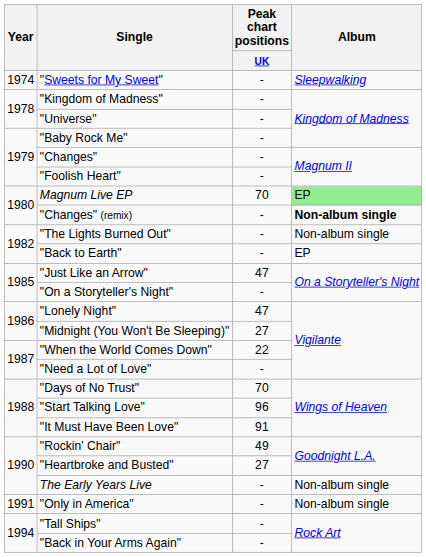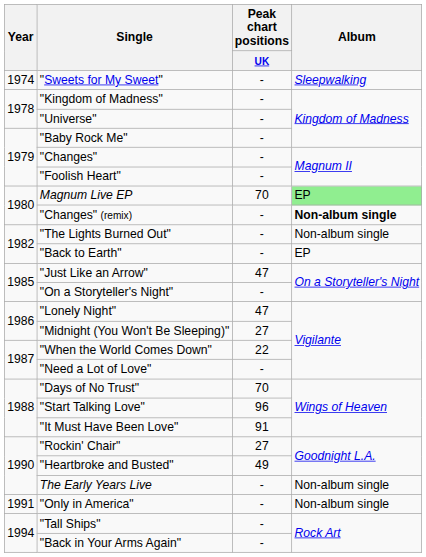(262, 446) 49 -> (262, 446) 27
(262, 465) 27 -> (262, 465) 49
